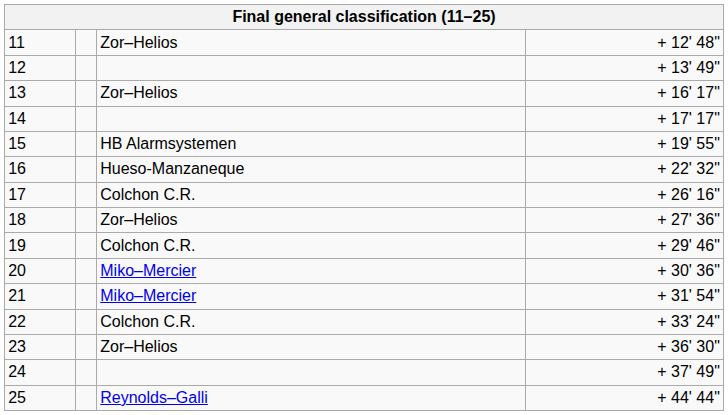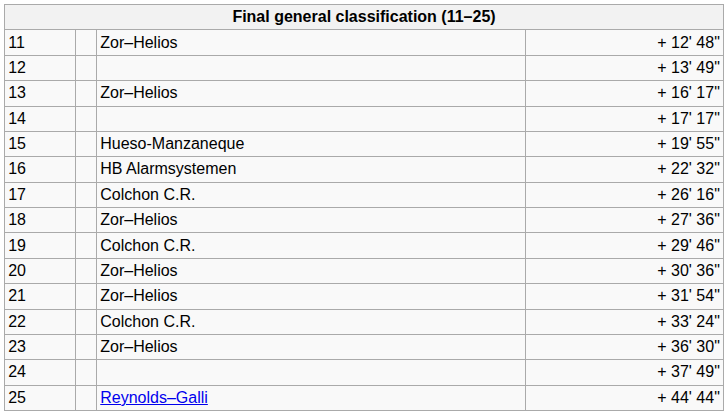(168, 144) HB Alarmsystemen -> (172, 144) Hueso-Manzaneque
(172, 169) Hueso-Manzaneque -> (168, 169) HB Alarmsystemen
(148, 270) Miko–Mercier -> (139, 270) Zor–Helios
(148, 296) Miko–Mercier -> (139, 296) Zor–Helios
